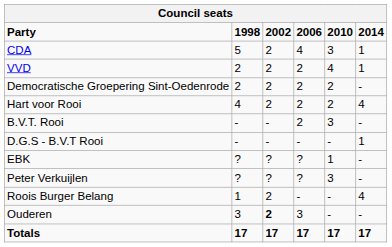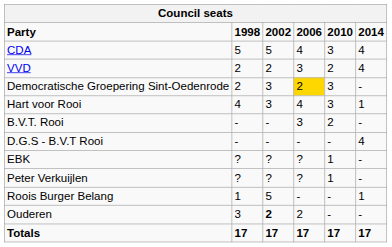(269, 50) 2 -> (269, 50) 5
(361, 50) 1 -> (361, 50) 4
(300, 68) 2 -> (300, 68) 3
(331, 68) 4 -> (331, 68) 2
(361, 68) 1 -> (361, 68) 4
(269, 86) 2 -> (269, 86) 3
(300, 86) no background -> (300, 86) gold background
(331, 86) 2 -> (331, 86) 3
(269, 104) 2 -> (269, 104) 3
(300, 104) 2 -> (300, 104) 4
(331, 104) 2 -> (331, 104) 3
(361, 104) 4 -> (361, 104) 1
(300, 123) 2 -> (300, 123) 3
(331, 123) 3 -> (331, 123) 2
(361, 141) 1 -> (361, 141) 4
(331, 178) 3 -> (331, 178) 1
(269, 196) 2 -> (269, 196) 5
(361, 196) 4 -> (361, 196) 1
(300, 214) 3 -> (300, 214) 2
